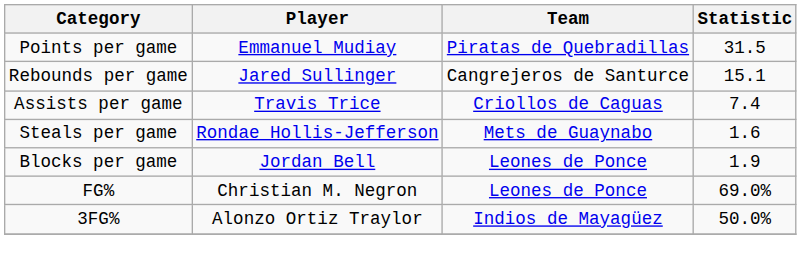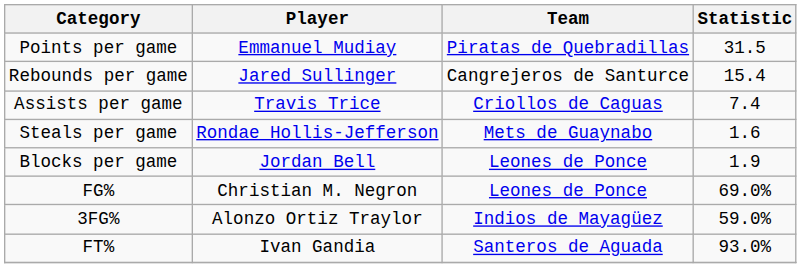(745, 76) 15.1 -> (745, 76) 15.4
(745, 219) 50.0% -> (745, 219) 59.0%
+ row: (98, 248)
